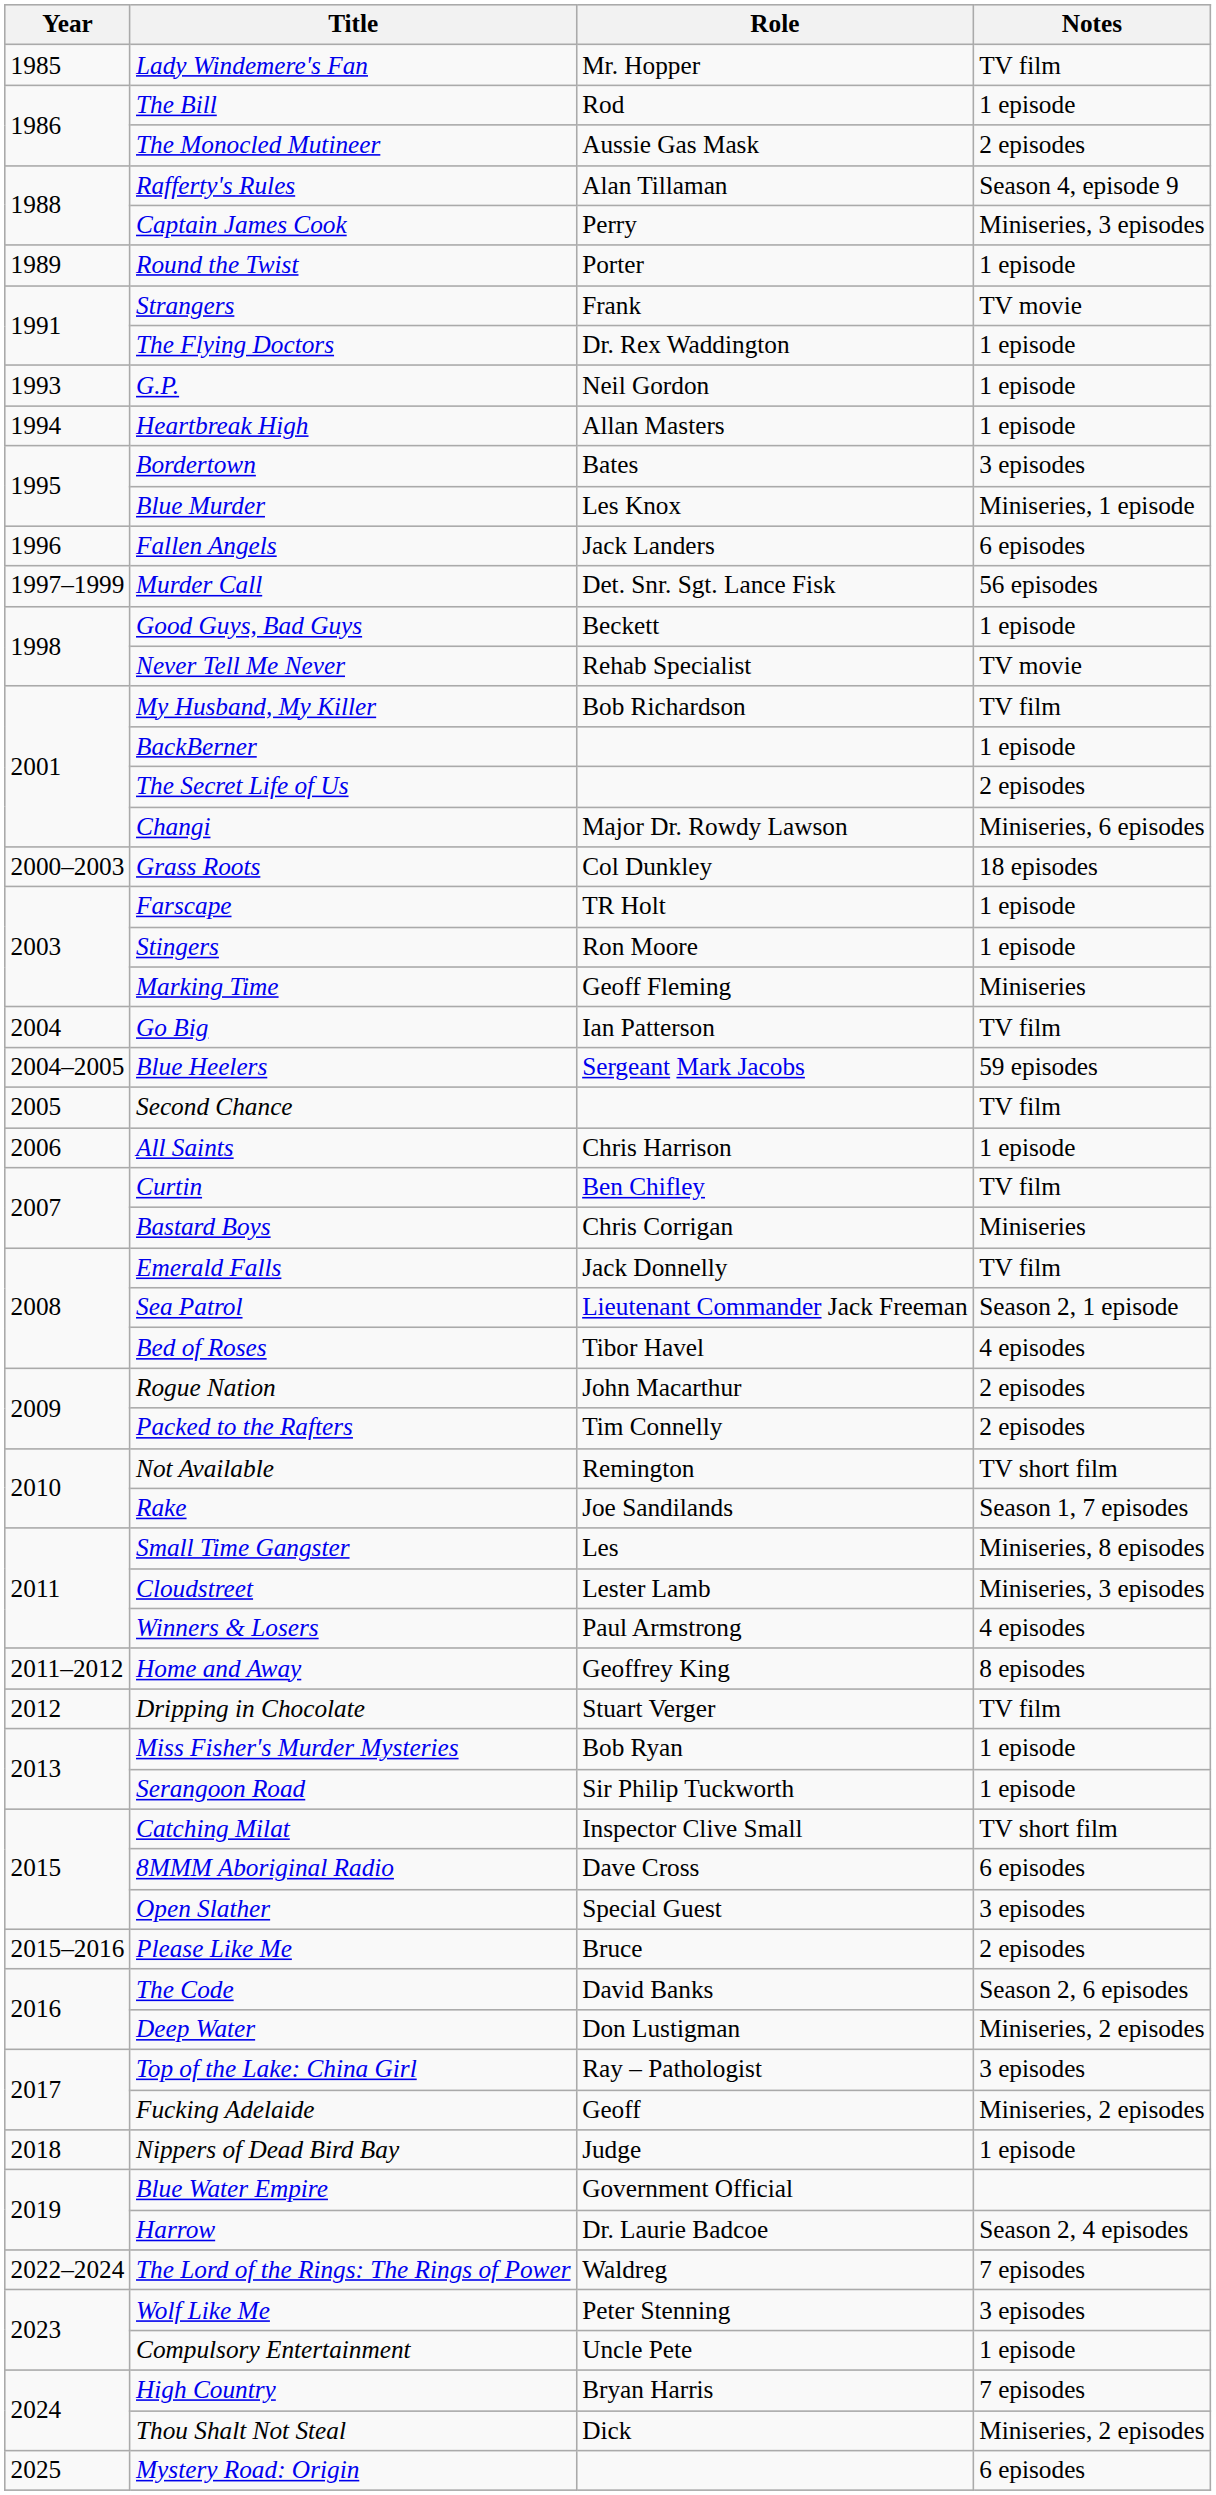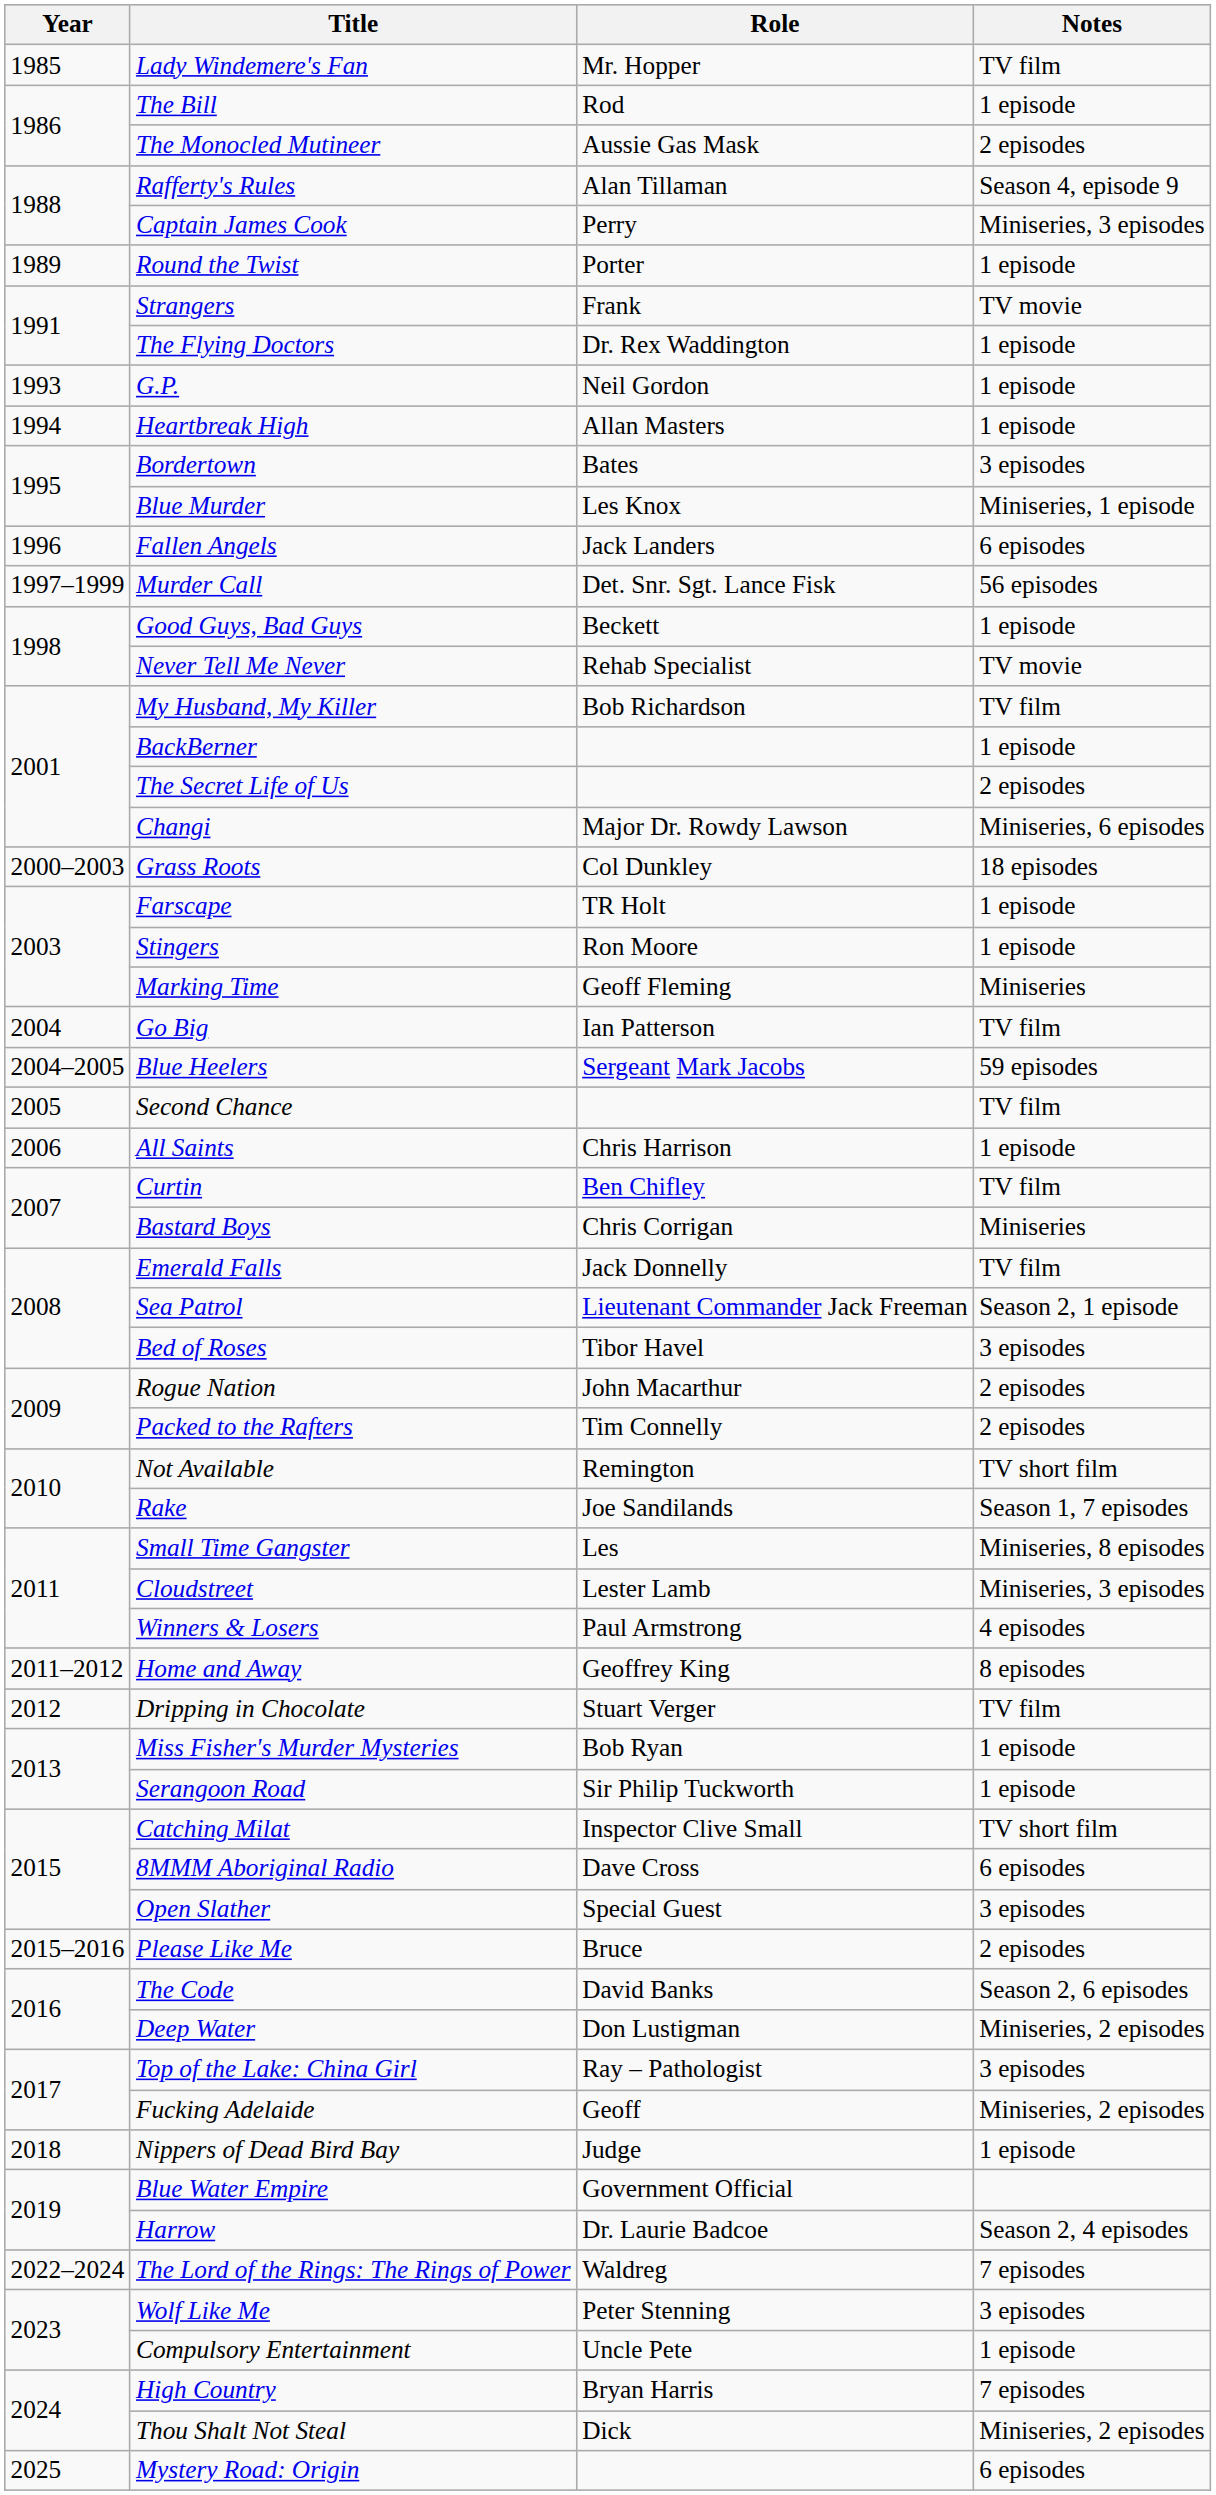(1032, 1347) 4 episodes -> (1032, 1347) 3 episodes
